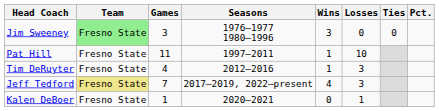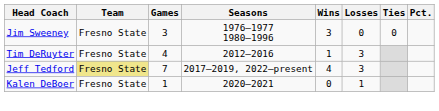(112, 33) lightgreen background -> (112, 33) no background
- row: (29, 53)
